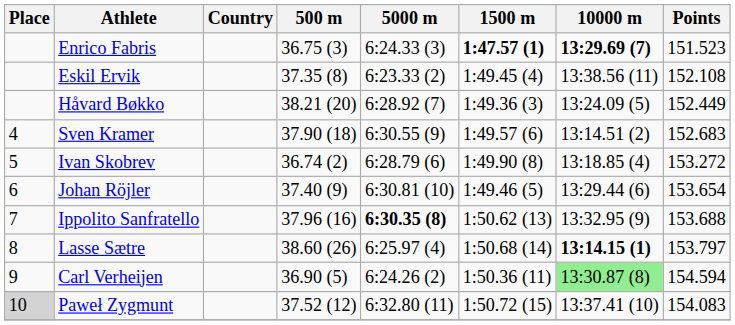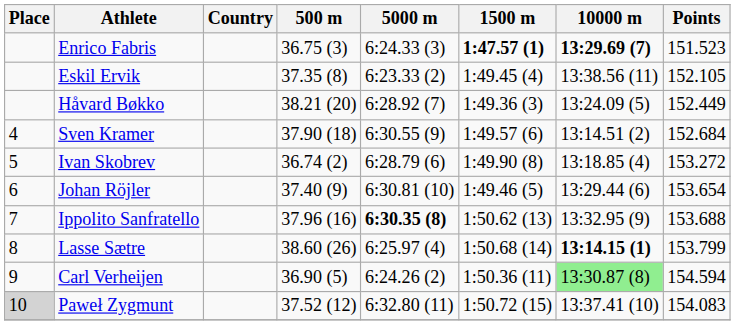(697, 76) 152.108 -> (697, 76) 152.105
(697, 133) 152.683 -> (697, 133) 152.684
(697, 248) 153.797 -> (697, 248) 153.799
